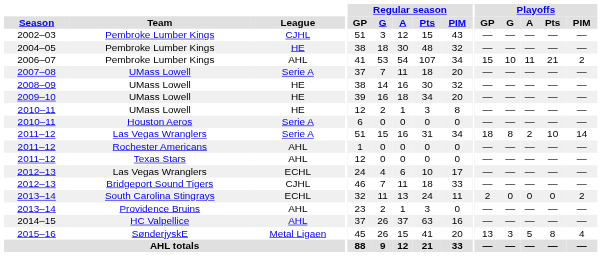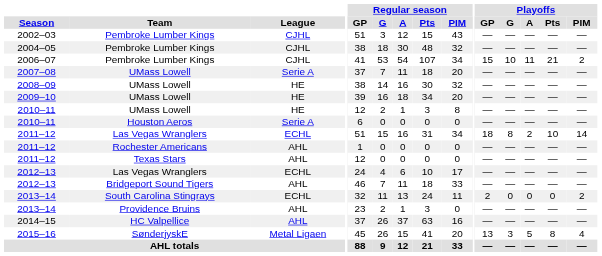(298, 47) HE -> (298, 47) CJHL
(298, 59) AHL -> (298, 59) CJHL
(298, 134) Serie A -> (298, 134) ECHL
(298, 183) CJHL -> (298, 183) AHL
